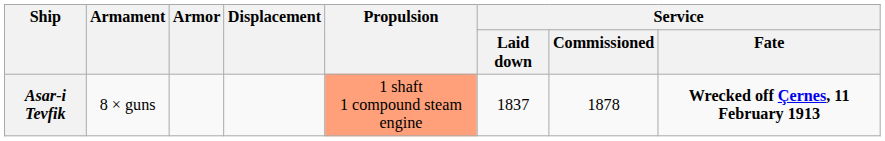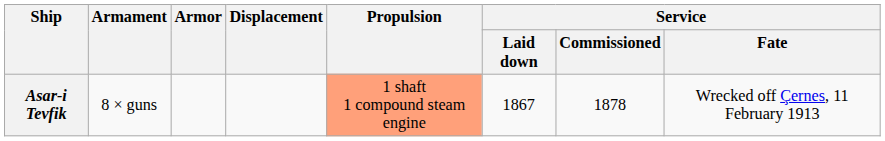(513, 104) 1837 -> (519, 104) 1867
(769, 104) bold -> (772, 104) normal
